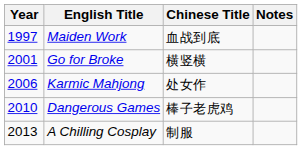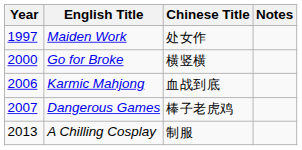(193, 37) 血战到底 -> (186, 37) 处女作
(22, 60) 2001 -> (22, 60) 2000
(186, 84) 处女作 -> (193, 84) 血战到底
(22, 107) 2010 -> (22, 107) 2007
